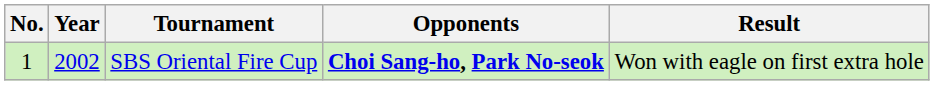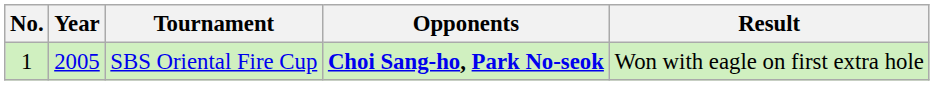(77, 61) 2002 -> (77, 61) 2005
